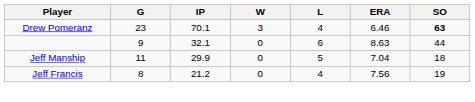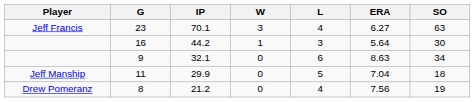(57, 27) Drew Pomeranz -> (57, 27) Jeff Francis
(380, 27) 6.46 -> (380, 27) 6.27
(440, 27) bold -> (440, 27) normal
+ row: (141, 43)
(440, 43) 44 -> (440, 58) 34
(57, 74) Jeff Francis -> (57, 89) Drew Pomeranz
